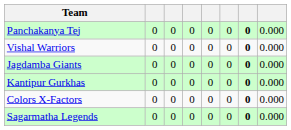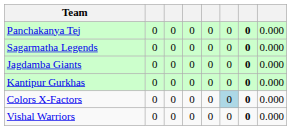rows swapped: (52, 116) <-> (41, 47)
(229, 99) no background -> (229, 99) lightblue background
